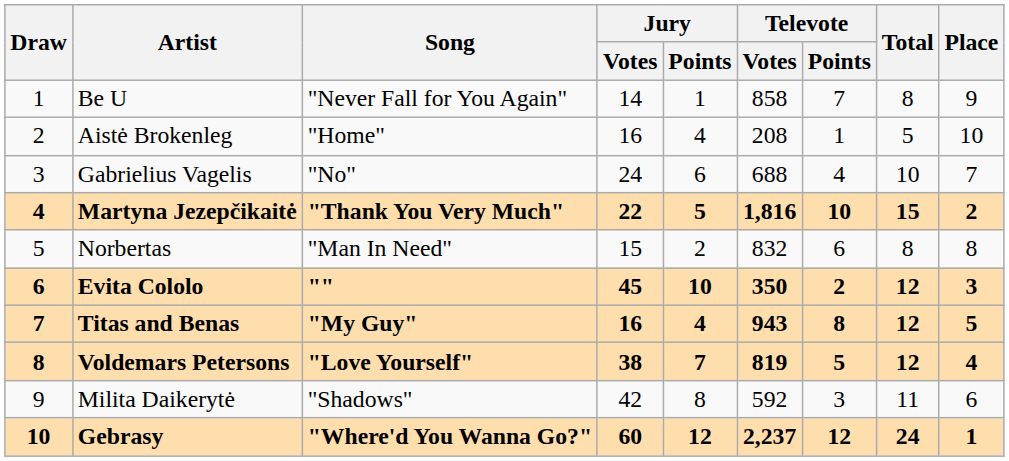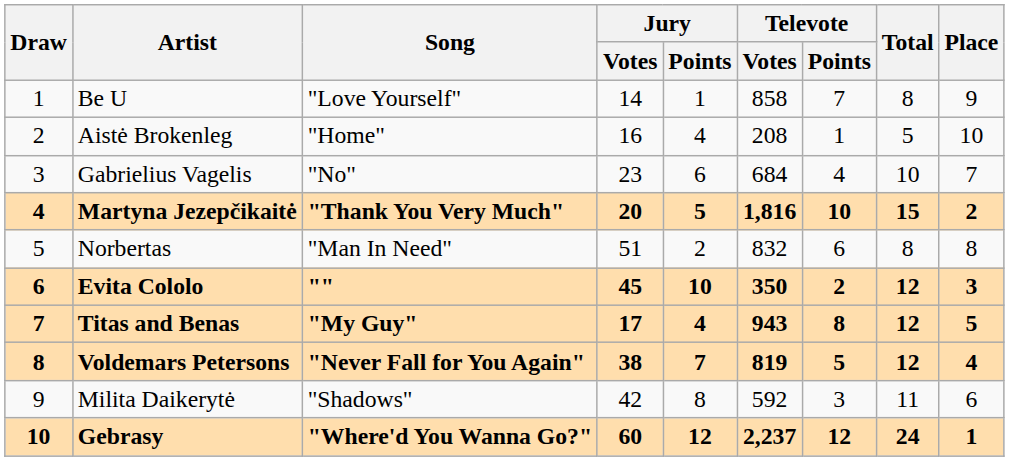(437, 98) "Never Fall for You Again" -> (384, 98) "Love Yourself"
(630, 173) 24 -> (630, 173) 23
(770, 173) 688 -> (770, 173) 684
(630, 211) 22 -> (630, 211) 20
(630, 248) 15 -> (630, 248) 51
(630, 323) 16 -> (630, 323) 17
(390, 361) "Love Yourself" -> (446, 361) "Never Fall for You Again"
